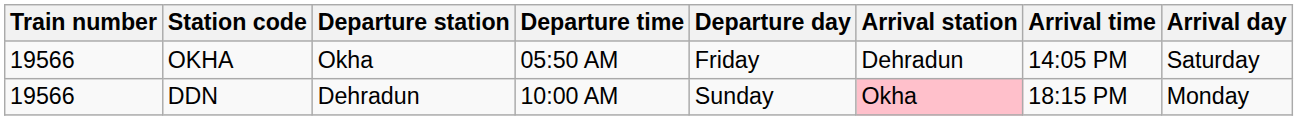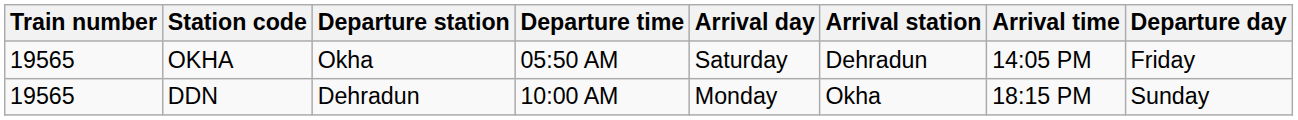columns swapped: (773, 22) <-> (1227, 22)
(42, 59) 19566 -> (42, 59) 19565
(42, 96) 19566 -> (42, 96) 19565
(889, 96) pink background -> (853, 96) no background
